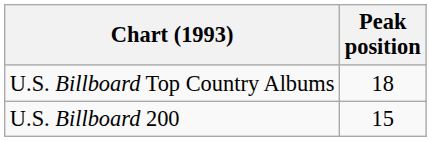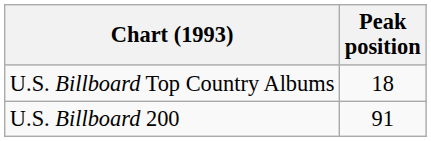(383, 118) 15 -> (383, 118) 91
